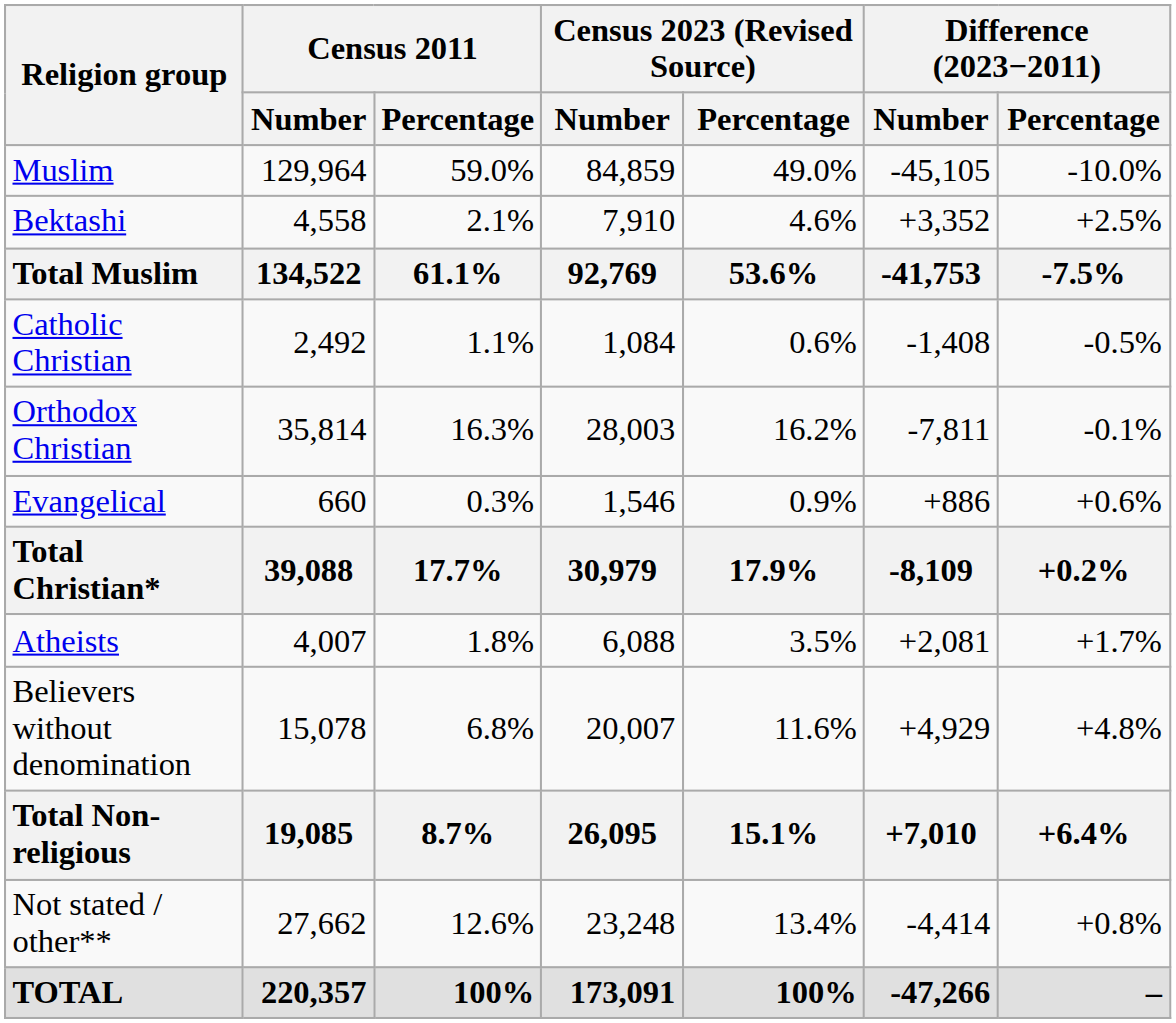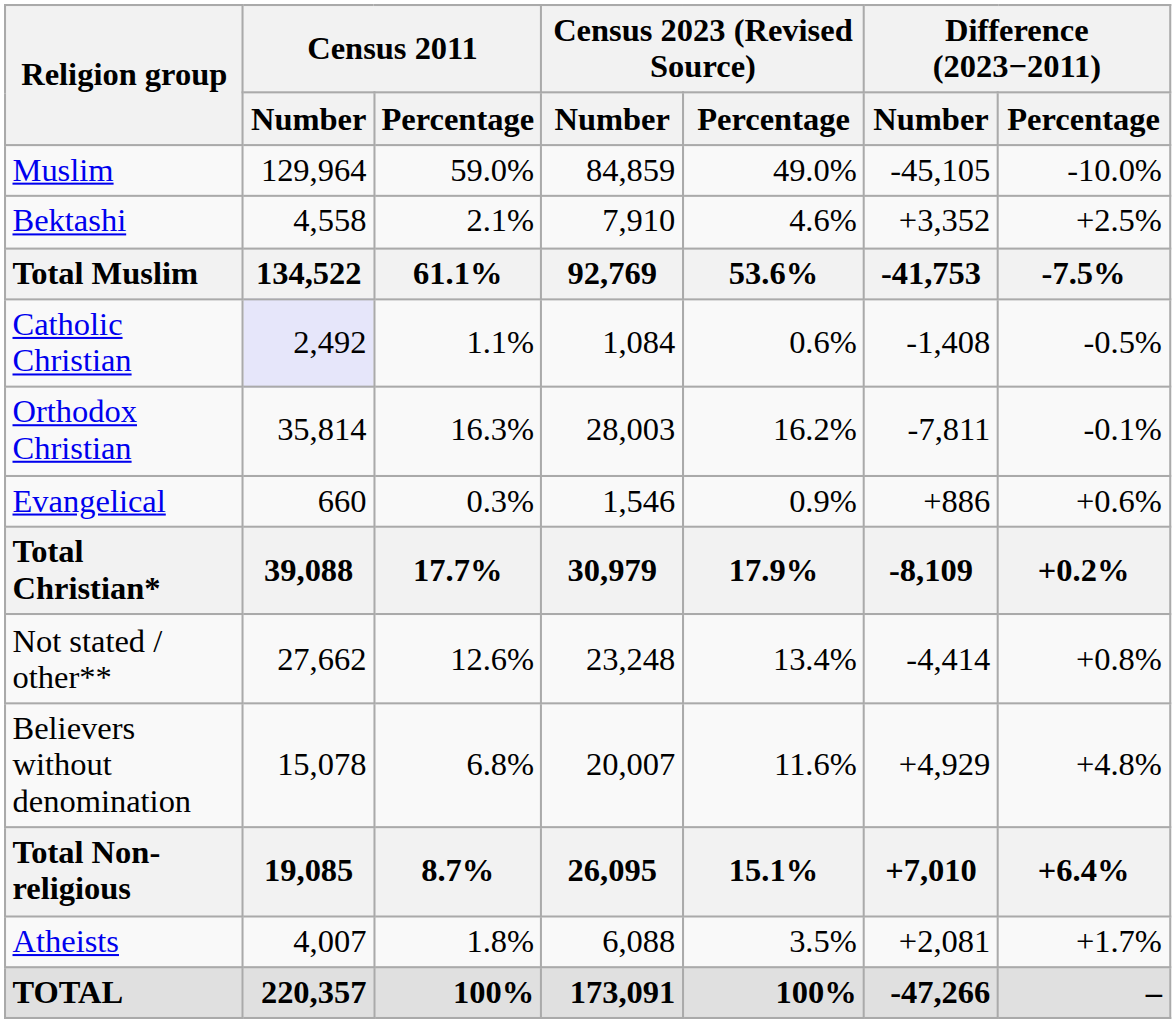(330, 342) no background -> (330, 342) lavender background
rows swapped: (66, 640) <-> (87, 922)
